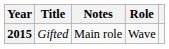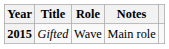columns swapped: (142, 14) <-> (98, 14)
